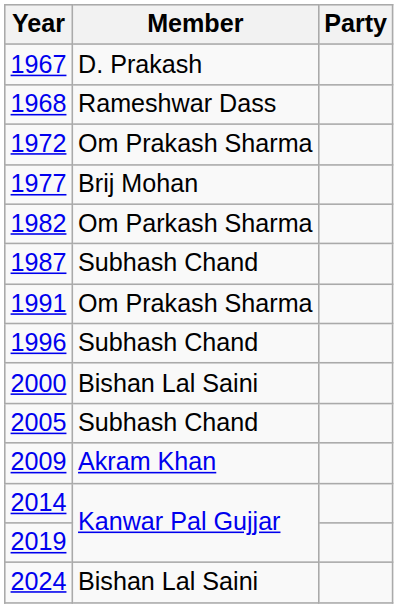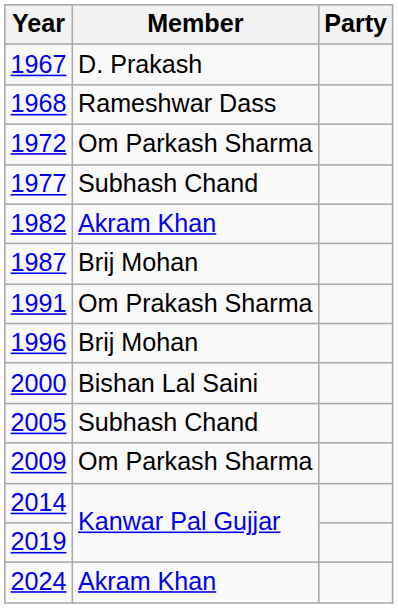(195, 143) Om Prakash Sharma -> (195, 143) Om Parkash Sharma
(138, 183) Brij Mohan -> (168, 183) Subhash Chand
(195, 223) Om Parkash Sharma -> (147, 223) Akram Khan
(168, 263) Subhash Chand -> (138, 263) Brij Mohan
(168, 343) Subhash Chand -> (138, 343) Brij Mohan
(147, 462) Akram Khan -> (195, 462) Om Parkash Sharma
(168, 582) Bishan Lal Saini -> (147, 582) Akram Khan
